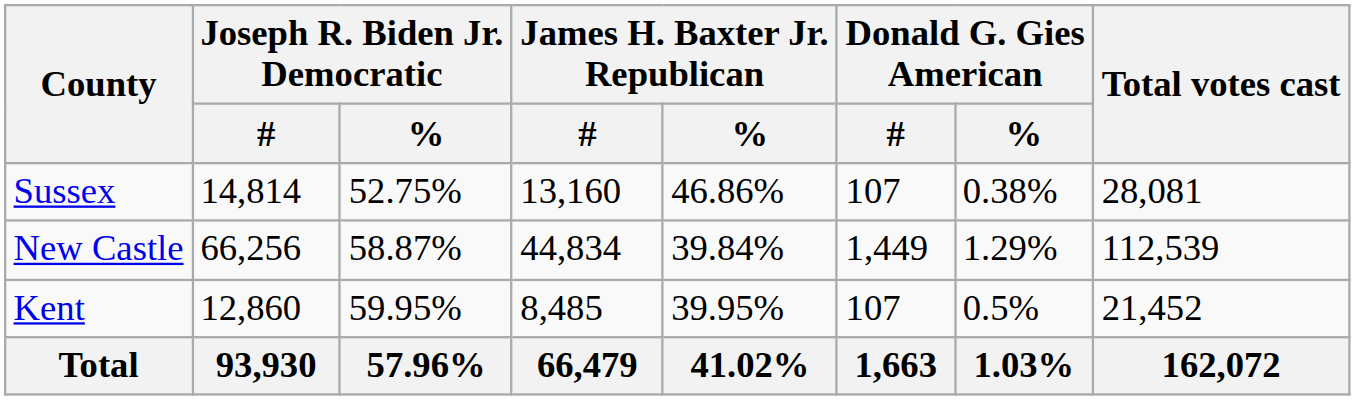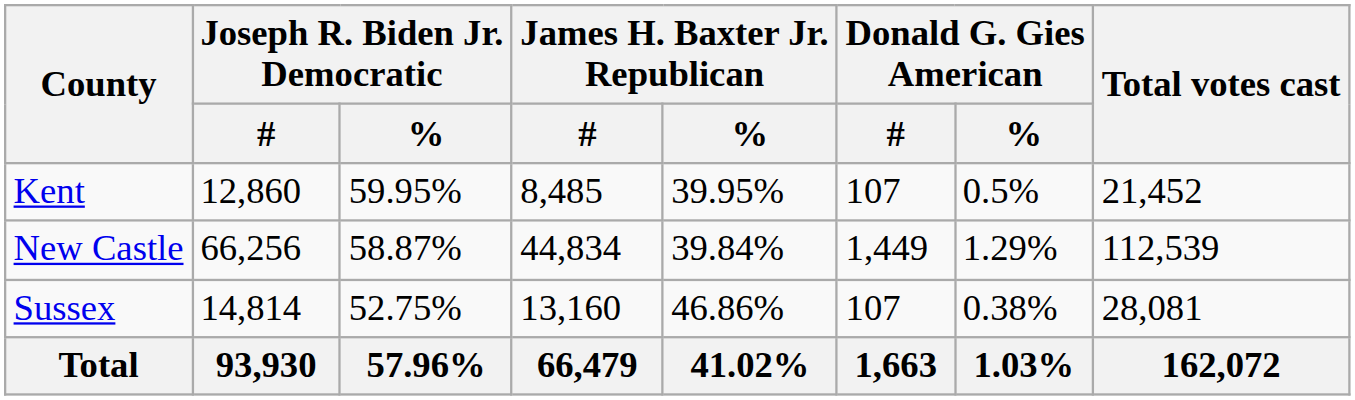rows swapped: (49, 307) <-> (64, 190)
